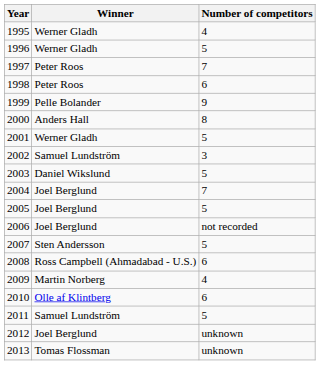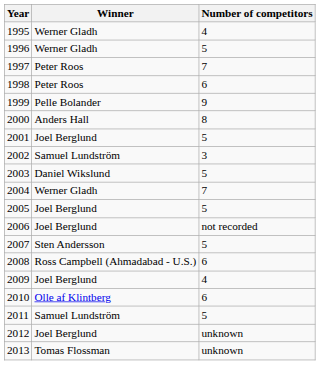(66, 137) Werner Gladh -> (66, 137) Joel Berglund
(66, 191) Joel Berglund -> (66, 191) Werner Gladh
(70, 279) Martin Norberg -> (66, 279) Joel Berglund
